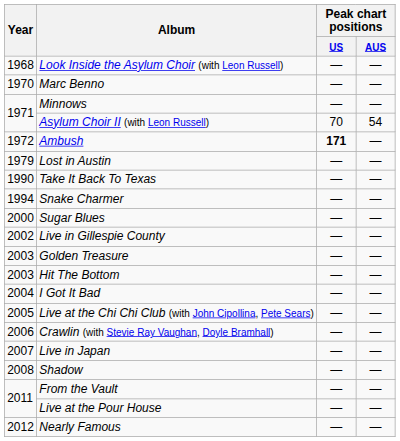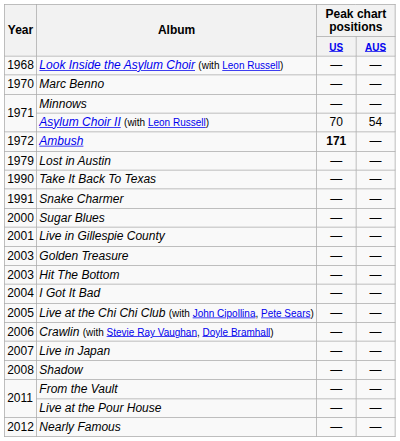(20, 198) 1994 -> (20, 198) 1991
(20, 236) 2002 -> (20, 236) 2001
